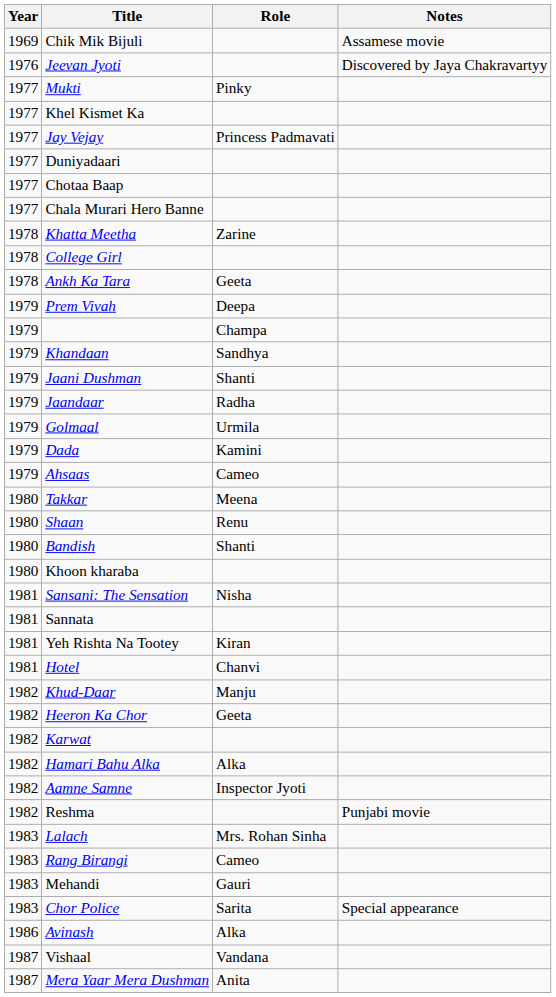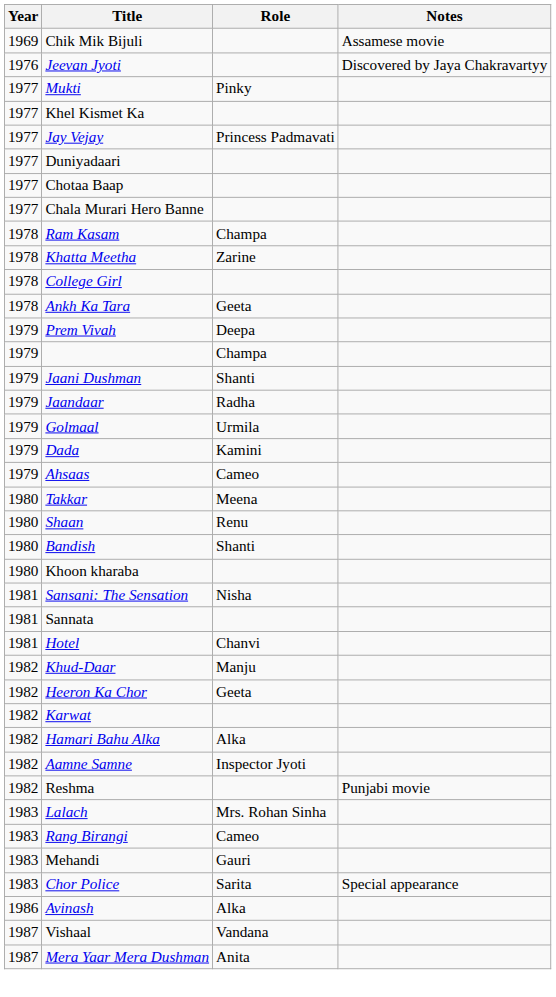+ row: (82, 233)
- row: (77, 354)
- row: (112, 643)
